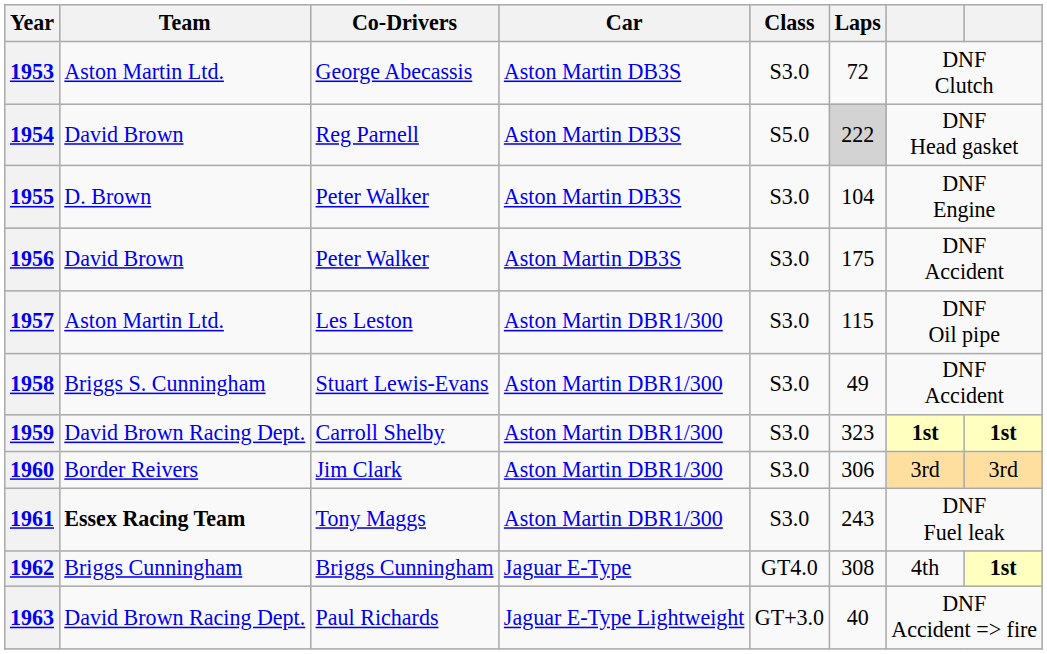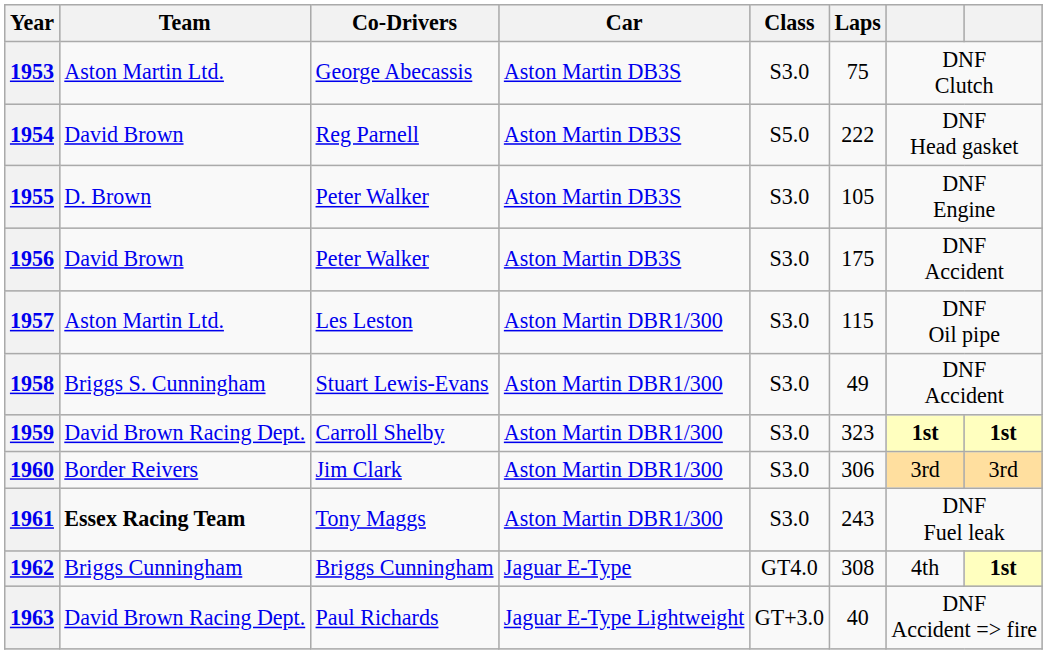(858, 72) 72 -> (858, 72) 75
(858, 134) lightgrey background -> (858, 134) no background
(858, 197) 104 -> (858, 197) 105
